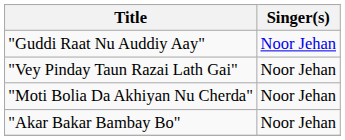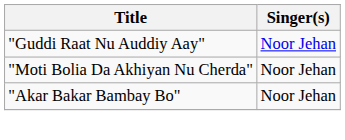- row: (123, 69)
